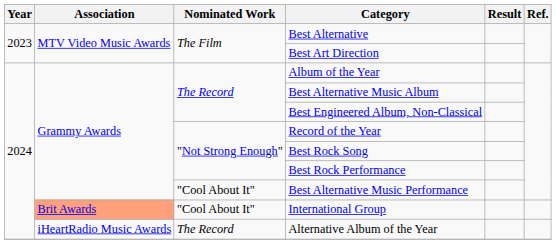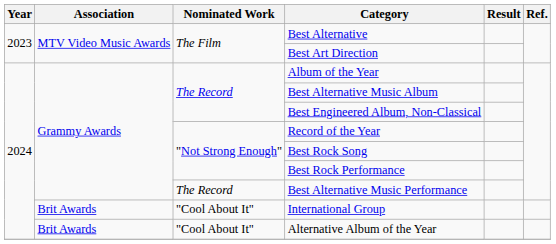(216, 190) "Cool About It" -> (204, 190) The Record
(67, 209) lightsalmon background -> (67, 209) no background
(104, 229) iHeartRadio Music Awards -> (67, 229) Brit Awards
(205, 229) The Record -> (215, 229) "Cool About It"
